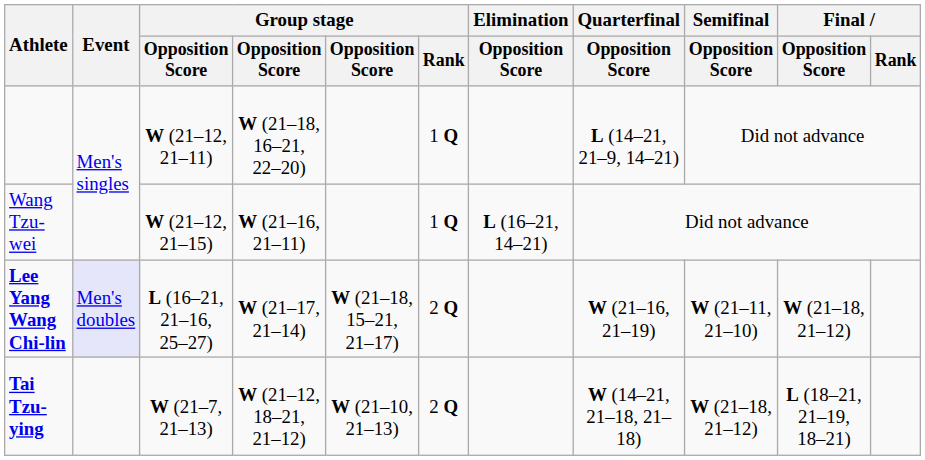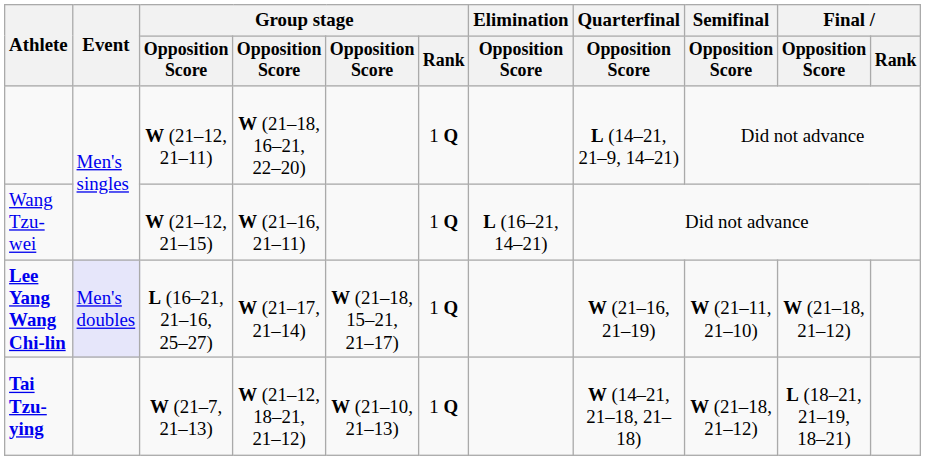(444, 308) 2 Q -> (444, 308) 1 Q
(444, 406) 2 Q -> (444, 406) 1 Q
